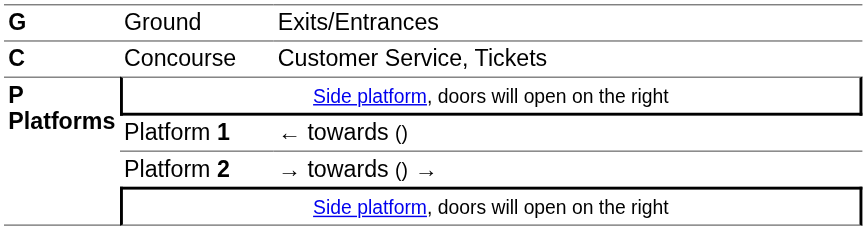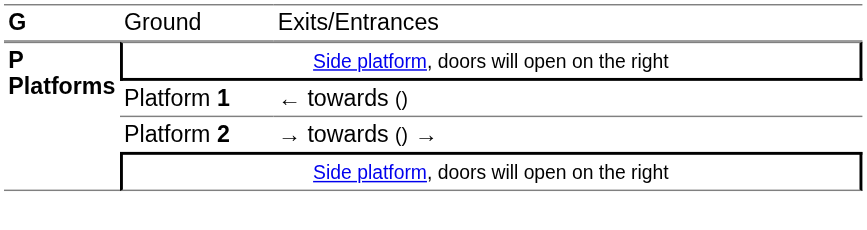- row: (180, 58)
